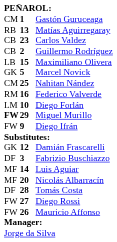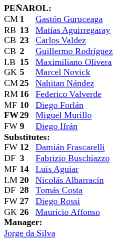(11, 104) LM -> (11, 104) MF
(11, 147) GK -> (11, 147) FW
(11, 179) MF -> (11, 179) LM
(11, 212) FW -> (11, 212) GK
